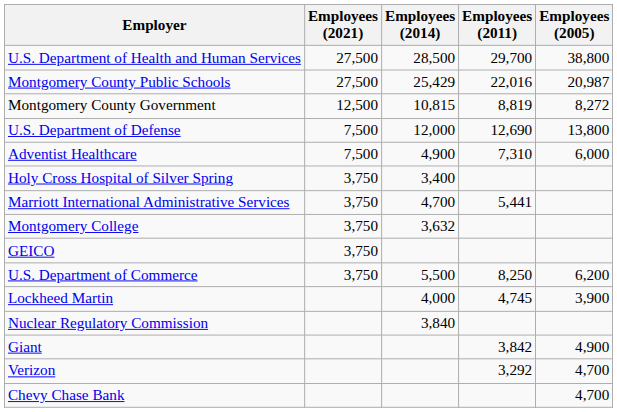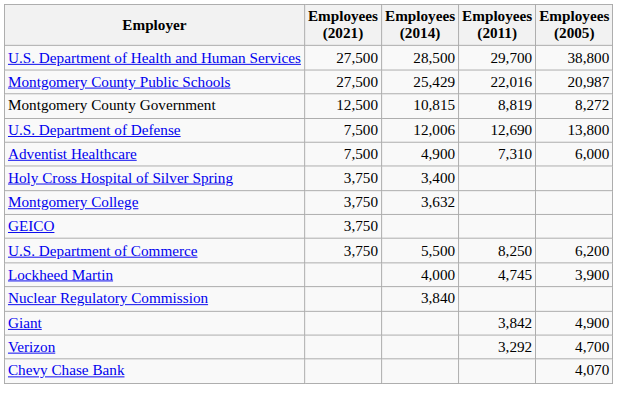(434, 130) 12,000 -> (434, 130) 12,006
- row: (149, 202)
(592, 395) 4,700 -> (592, 371) 4,070
